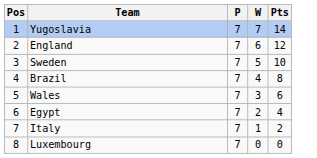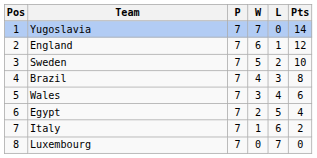+ column: (278, 13)
